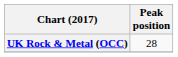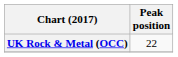(151, 43) 28 -> (151, 43) 22
